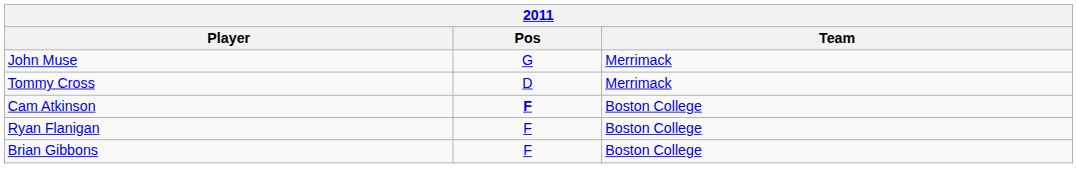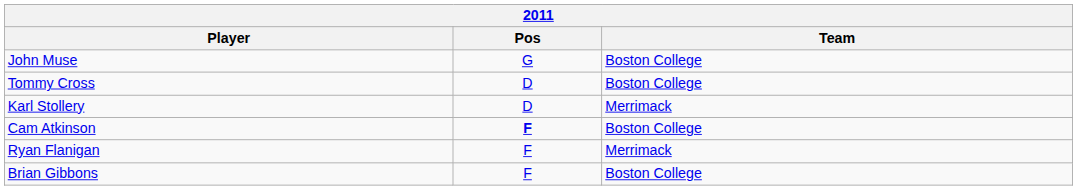(639, 60) Merrimack -> (654, 60) Boston College
(639, 83) Merrimack -> (654, 83) Boston College
+ row: (46, 106)
(654, 128) Boston College -> (639, 151) Merrimack
